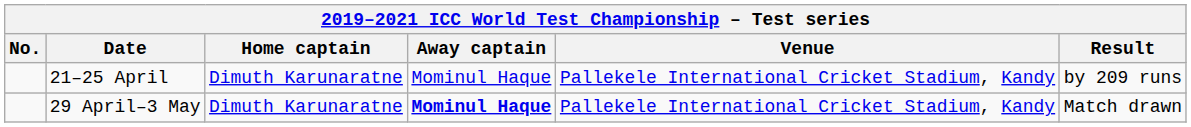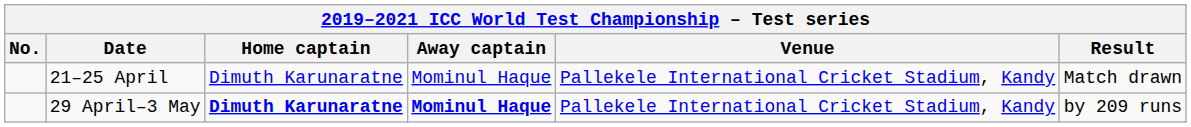(1123, 78) by 209 runs -> (1123, 78) Match drawn
(306, 107) normal -> (306, 107) bold
(1123, 107) Match drawn -> (1123, 107) by 209 runs
